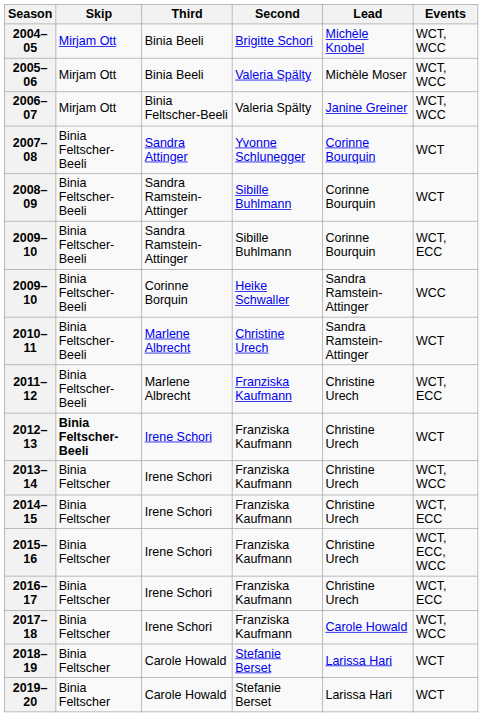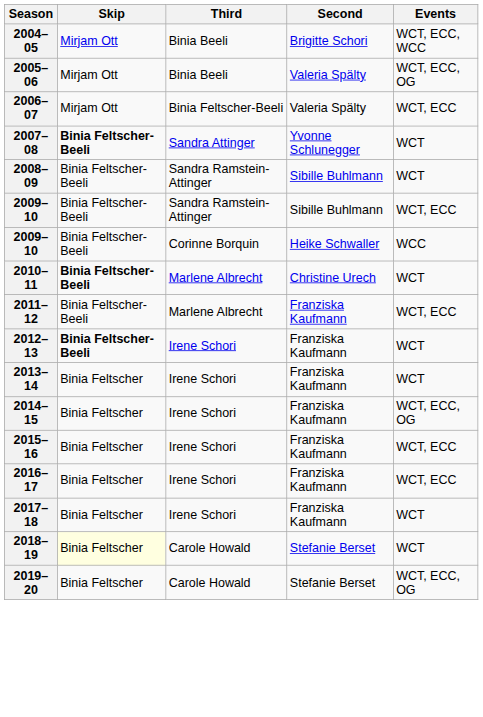- column: (368, 14)
(431, 41) WCT, WCC -> (428, 41) WCT, ECC, WCC
(431, 75) WCT, WCC -> (428, 75) WCT, ECC, OG
(431, 108) WCT, WCC -> (426, 108) WCT, ECC
(86, 149) normal -> (107, 142) bold
(86, 341) normal -> (107, 278) bold
(431, 477) WCT, WCC -> (410, 379) WCT
(431, 511) WCT, ECC -> (428, 413) WCT, ECC, OG
(431, 552) WCT, ECC, WCC -> (426, 447) WCT, ECC
(431, 627) WCT, WCC -> (410, 514) WCT
(84, 661) no background -> (102, 548) lightyellow background
(430, 694) WCT -> (428, 582) WCT, ECC, OG
